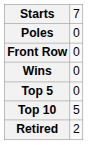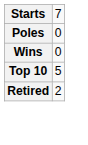- row: (37, 52)
- row: (37, 91)
